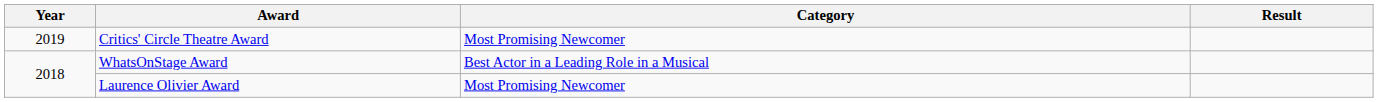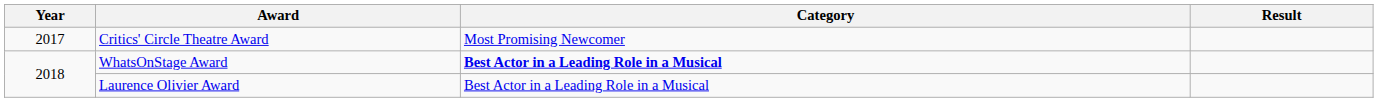(50, 39) 2019 -> (50, 39) 2017
(586, 62) normal -> (593, 62) bold
(544, 85) Most Promising Newcomer -> (586, 85) Best Actor in a Leading Role in a Musical
